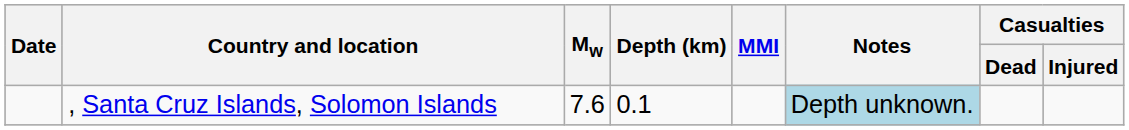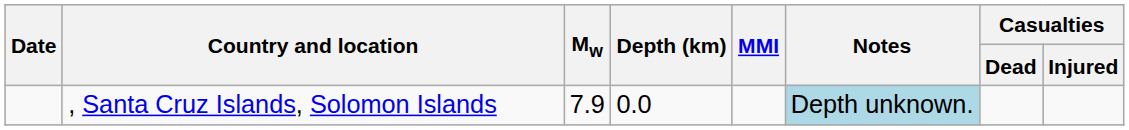(587, 104) 7.6 -> (587, 104) 7.9
(634, 104) 0.1 -> (634, 104) 0.0
